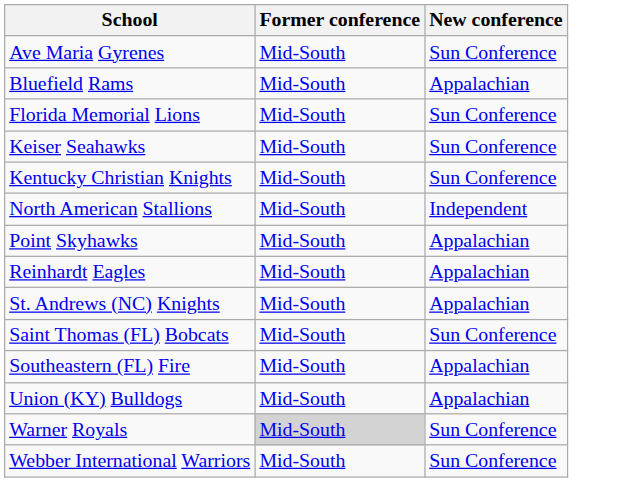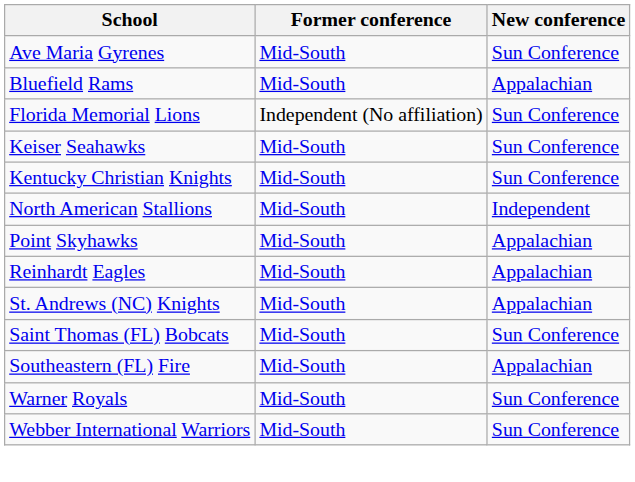(302, 114) Mid-South -> (371, 114) Independent (No affiliation)
- row: (96, 397)
(302, 429) lightgrey background -> (302, 397) no background
